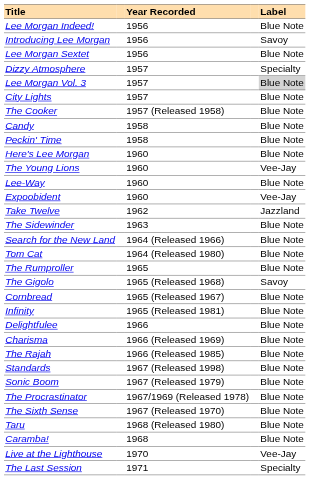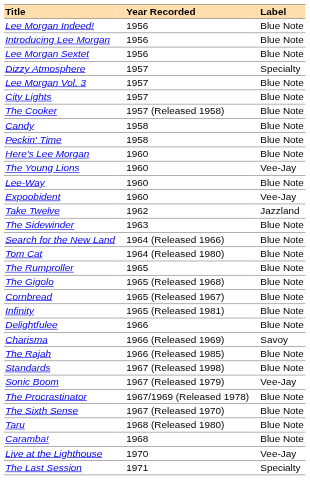(274, 40) Savoy -> (282, 40) Blue Note
(282, 82) lightgrey background -> (282, 82) no background
(274, 282) Savoy -> (282, 282) Blue Note
(282, 339) Blue Note -> (274, 339) Savoy
(282, 382) Blue Note -> (278, 382) Vee-Jay
